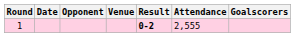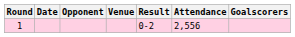(146, 26) bold -> (146, 26) normal
(187, 26) 2,555 -> (187, 26) 2,556
